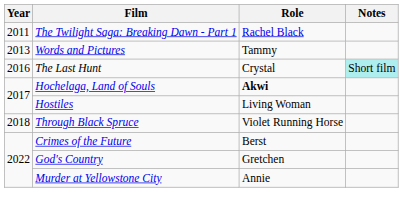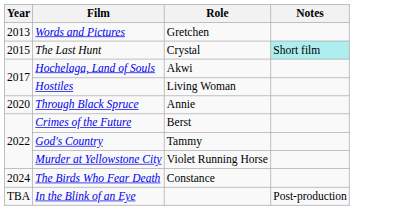- row: (136, 31)
(259, 50) Tammy -> (188, 31) Gretchen
(19, 68) 2016 -> (19, 50) 2015
(255, 86) bold -> (180, 68) normal
(19, 123) 2018 -> (19, 104) 2020
(292, 123) Violet Running Horse -> (181, 104) Annie
(263, 159) Gretchen -> (184, 141) Tammy
(256, 178) Annie -> (217, 159) Violet Running Horse
+ row: (98, 178)
+ row: (85, 196)
